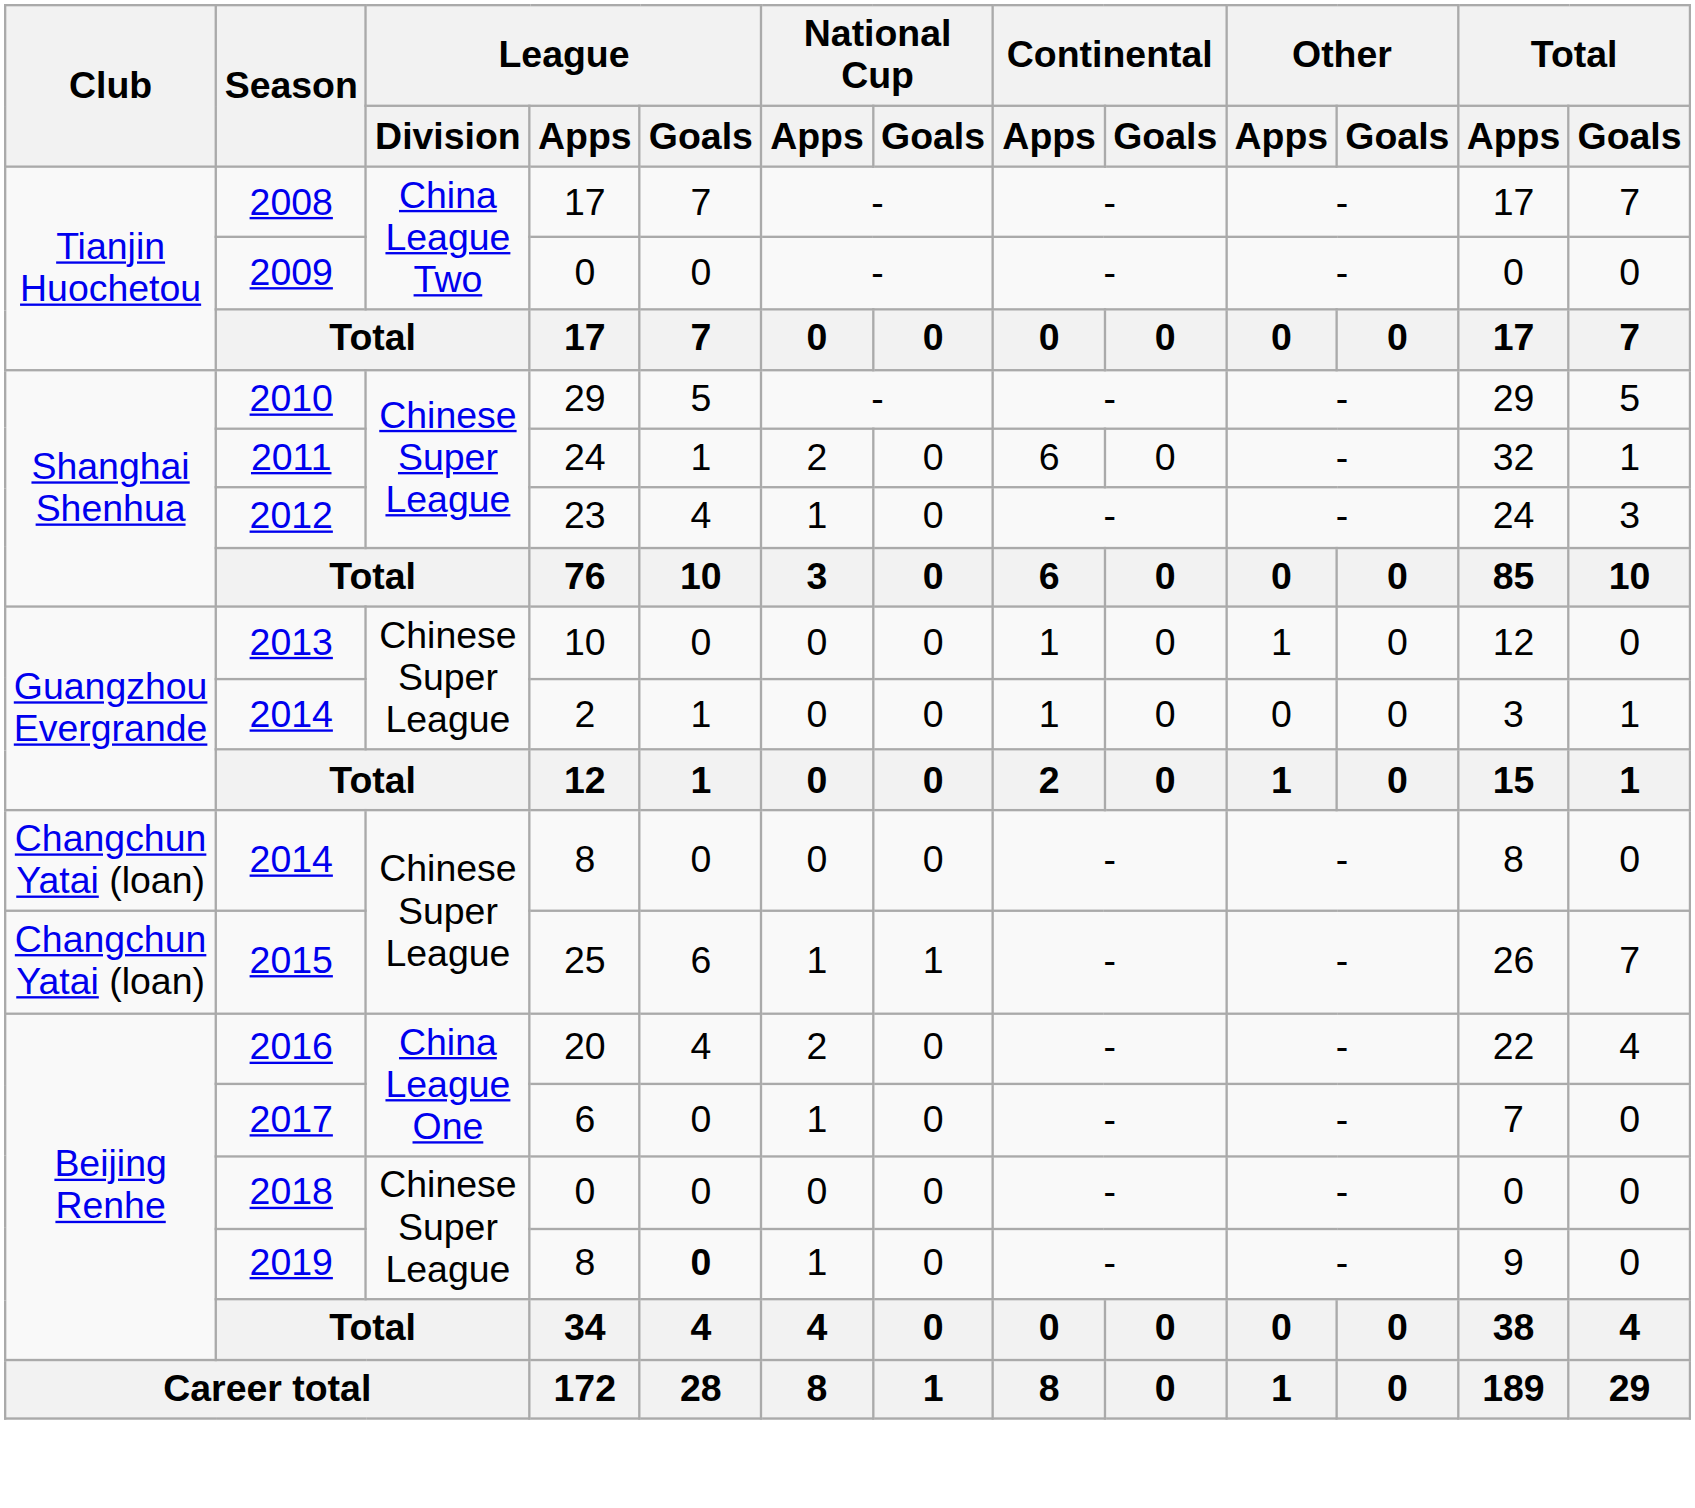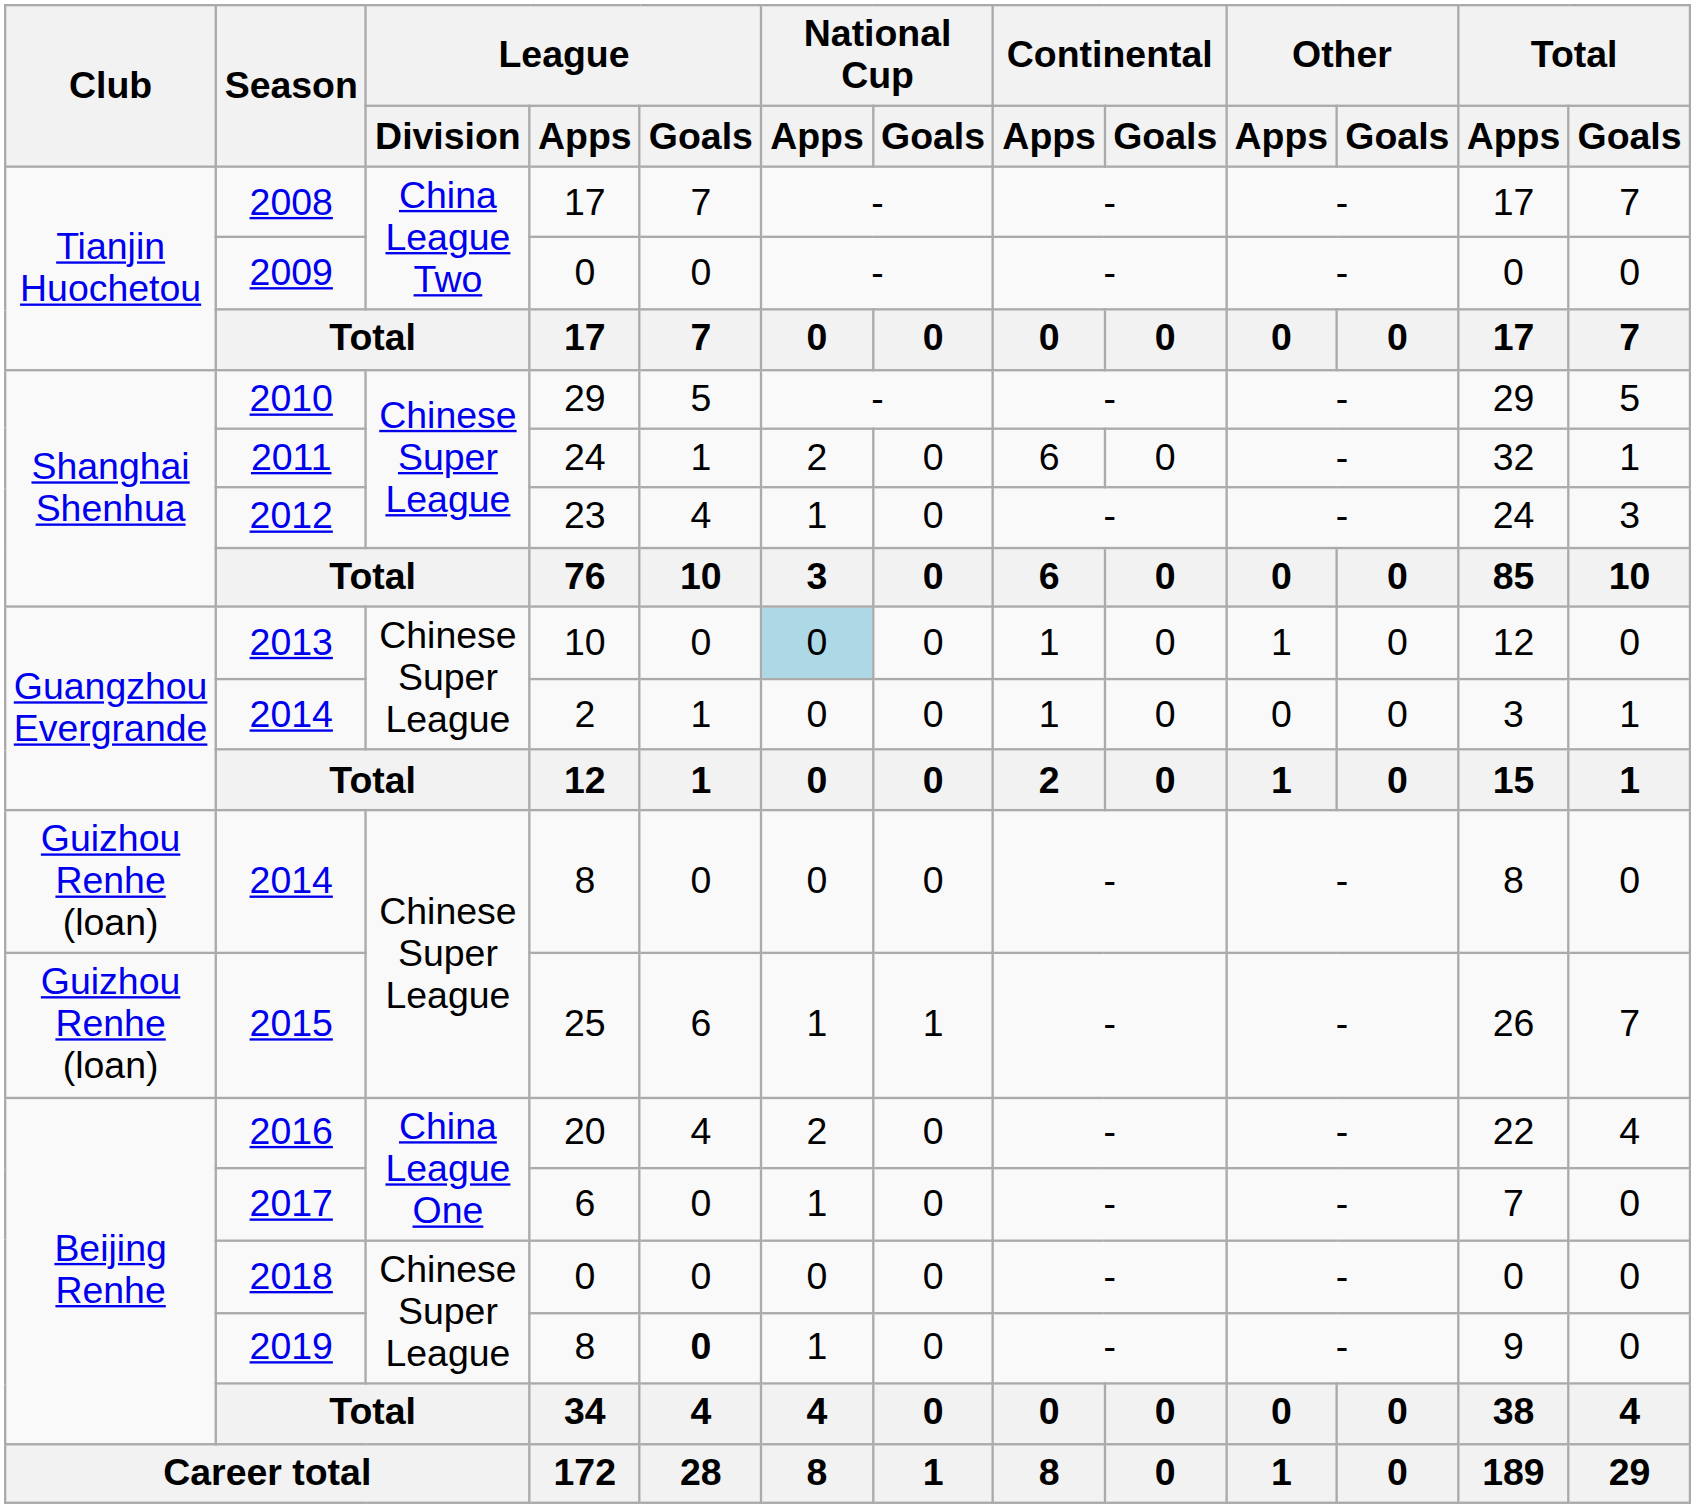(817, 641) no background -> (817, 641) lightblue background
(111, 859) Changchun Yatai (loan) -> (111, 880) Guizhou Renhe (loan)
(111, 961) Changchun Yatai (loan) -> (111, 1024) Guizhou Renhe (loan)
